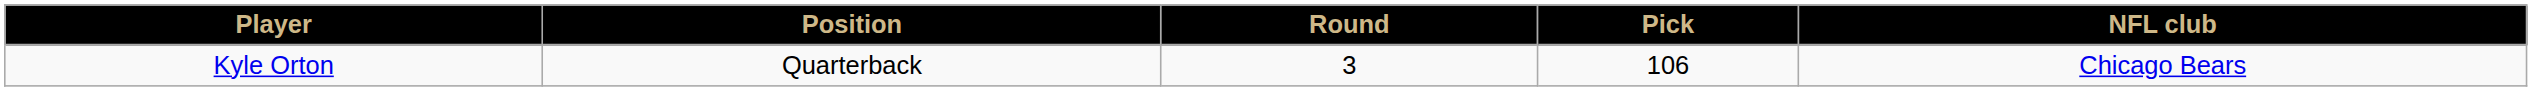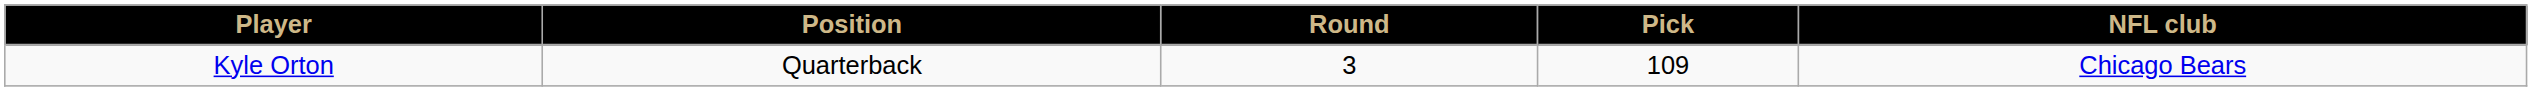(1668, 65) 106 -> (1668, 65) 109
